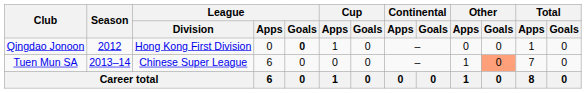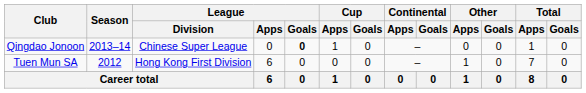(110, 46) 2012 -> (110, 46) 2013–14
(193, 46) Hong Kong First Division -> (193, 46) Chinese Super League
(110, 63) 2013–14 -> (110, 63) 2012
(193, 63) Chinese Super League -> (193, 63) Hong Kong First Division
(499, 63) lightsalmon background -> (499, 63) no background
